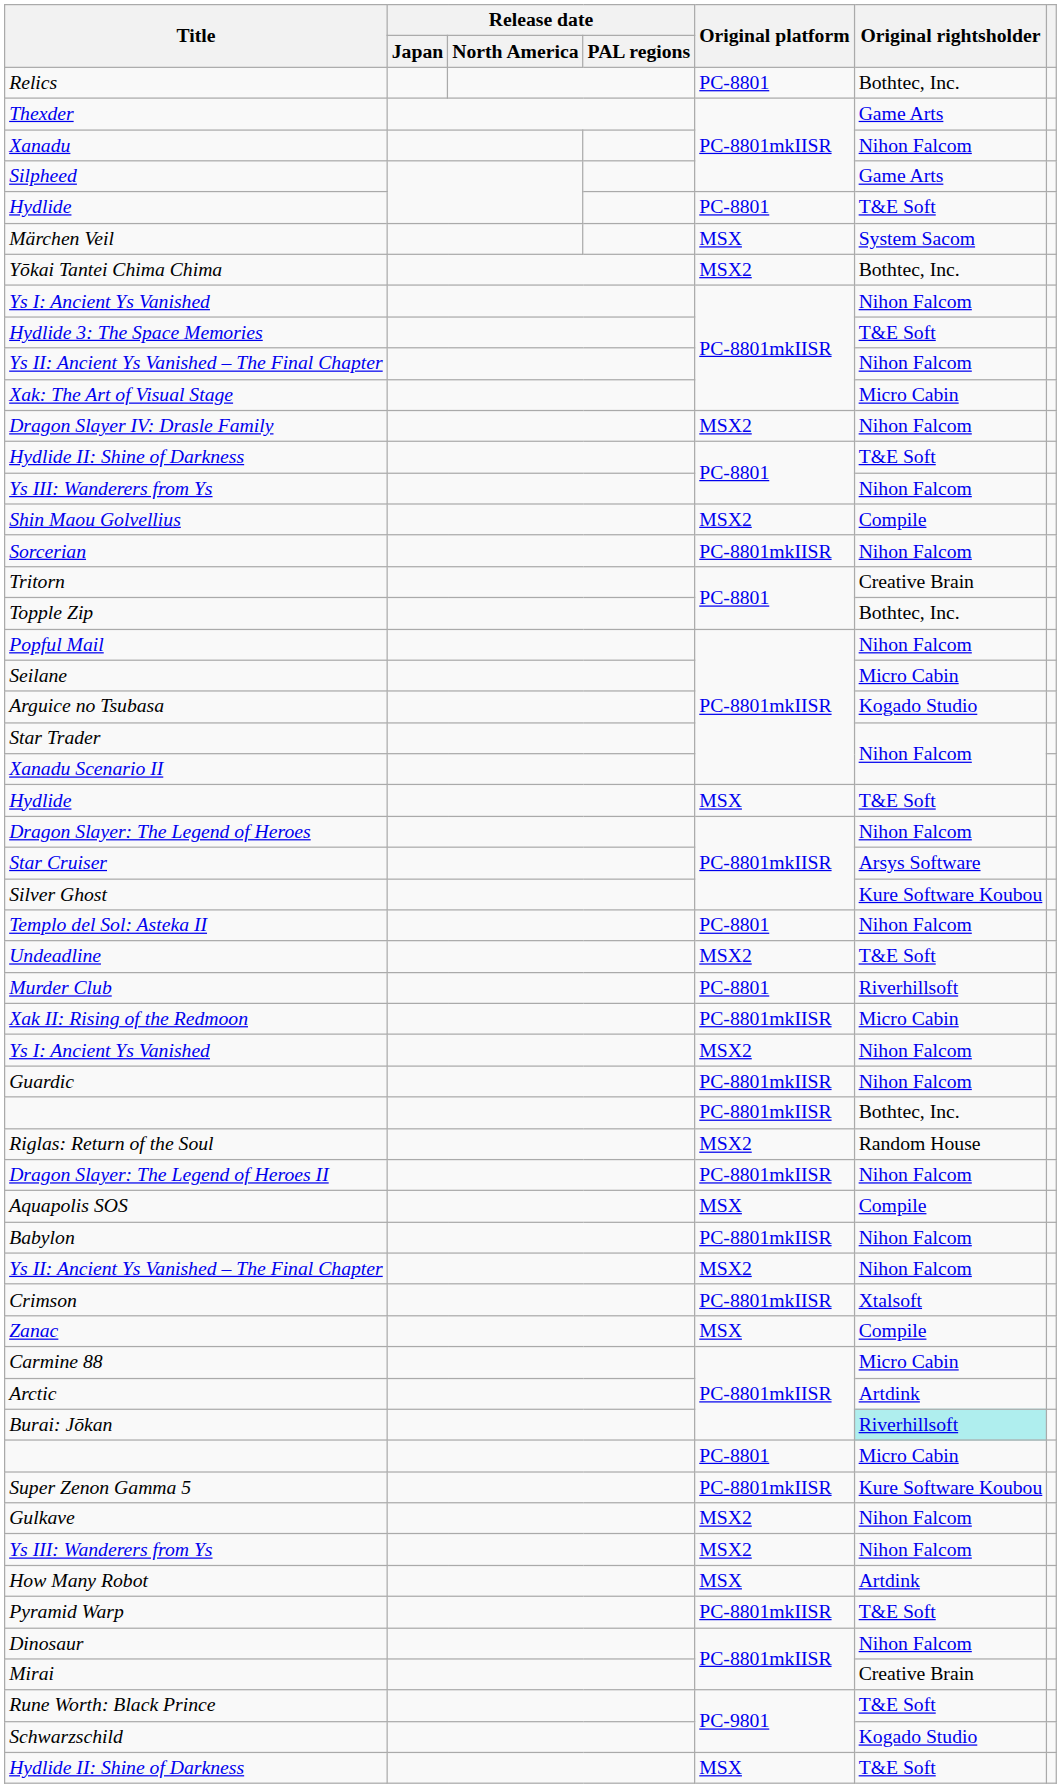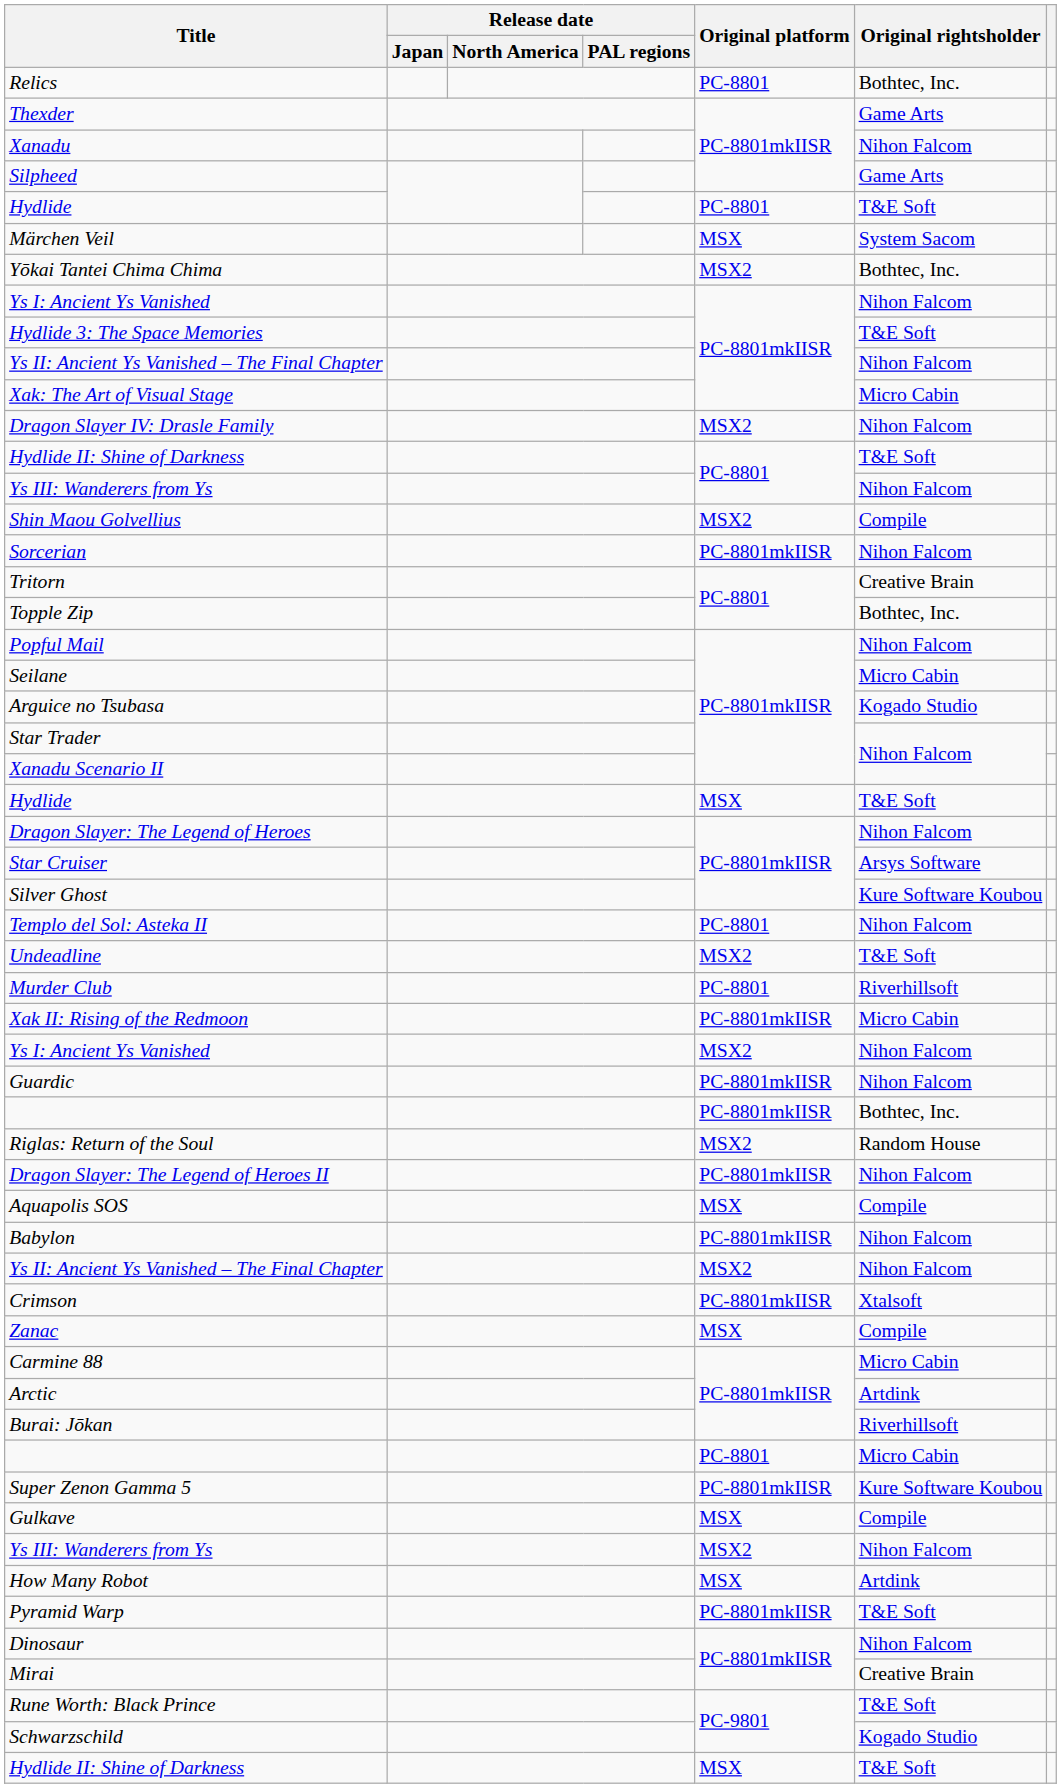(908, 1424) paleturquoise background -> (908, 1424) no background
(726, 1518) MSX2 -> (721, 1518) MSX
(915, 1518) Nihon Falcom -> (893, 1518) Compile
